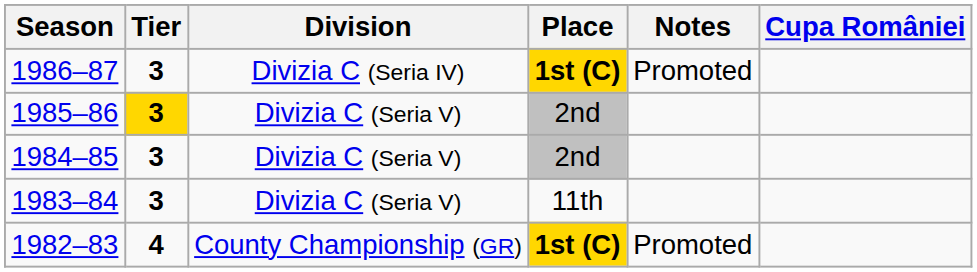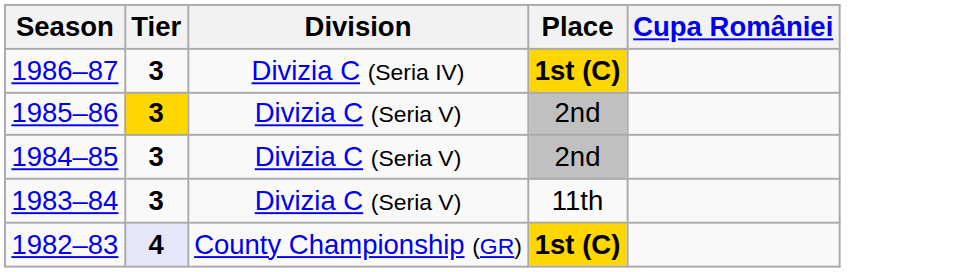- column: (693, 27)
(156, 244) no background -> (156, 244) lavender background
